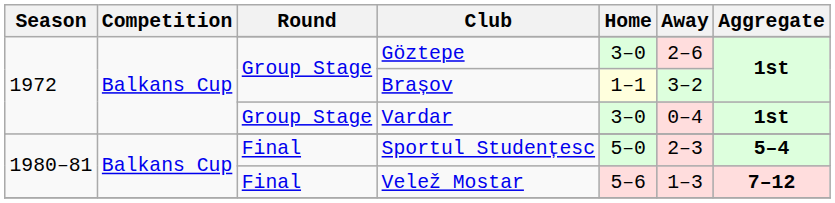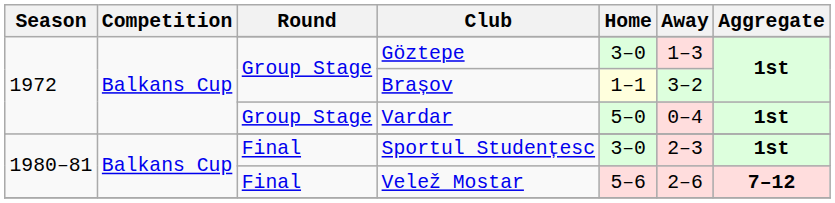(685, 53) 2–6 -> (685, 53) 1–3
(628, 117) 3–0 -> (628, 117) 5–0
(628, 150) 5–0 -> (628, 150) 3–0
(772, 150) 5–4 -> (772, 150) 1st
(685, 182) 1–3 -> (685, 182) 2–6
